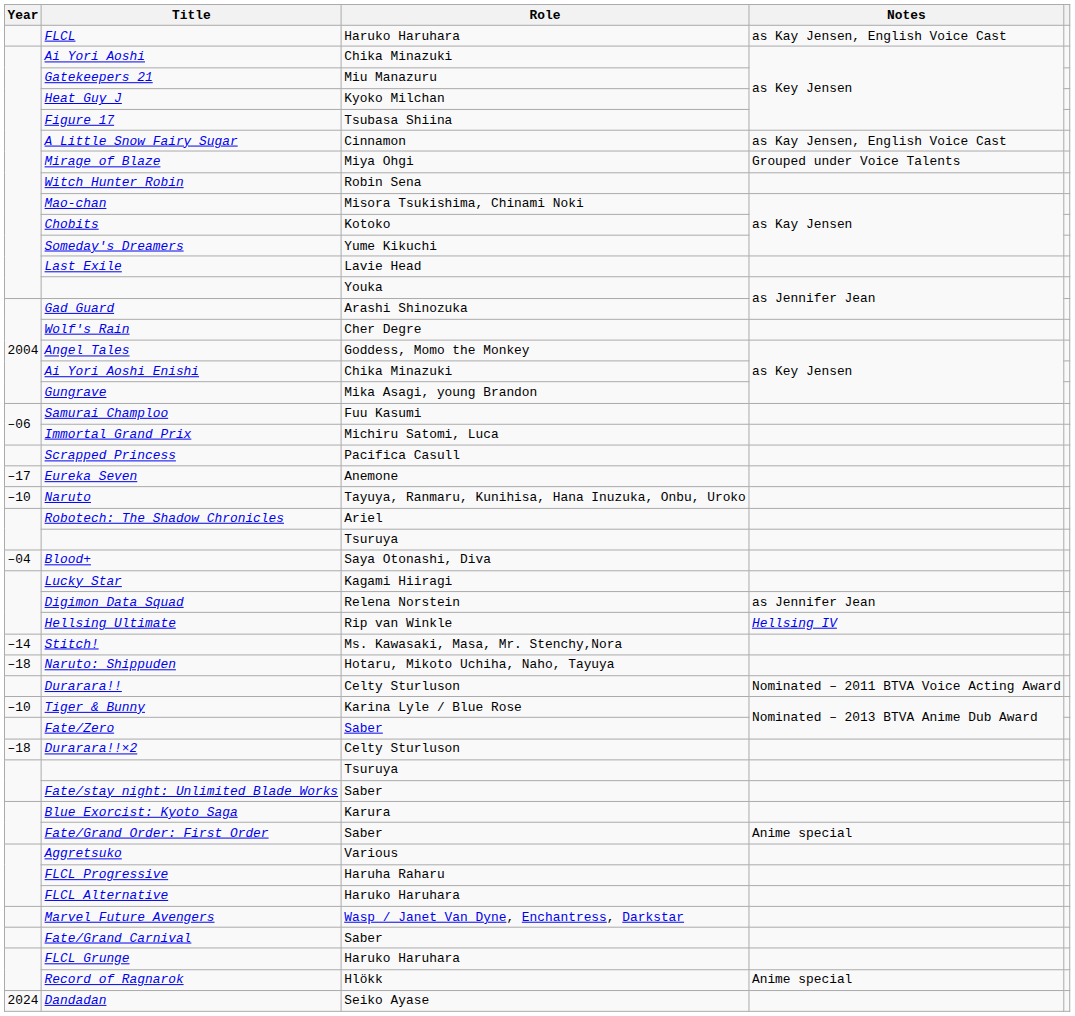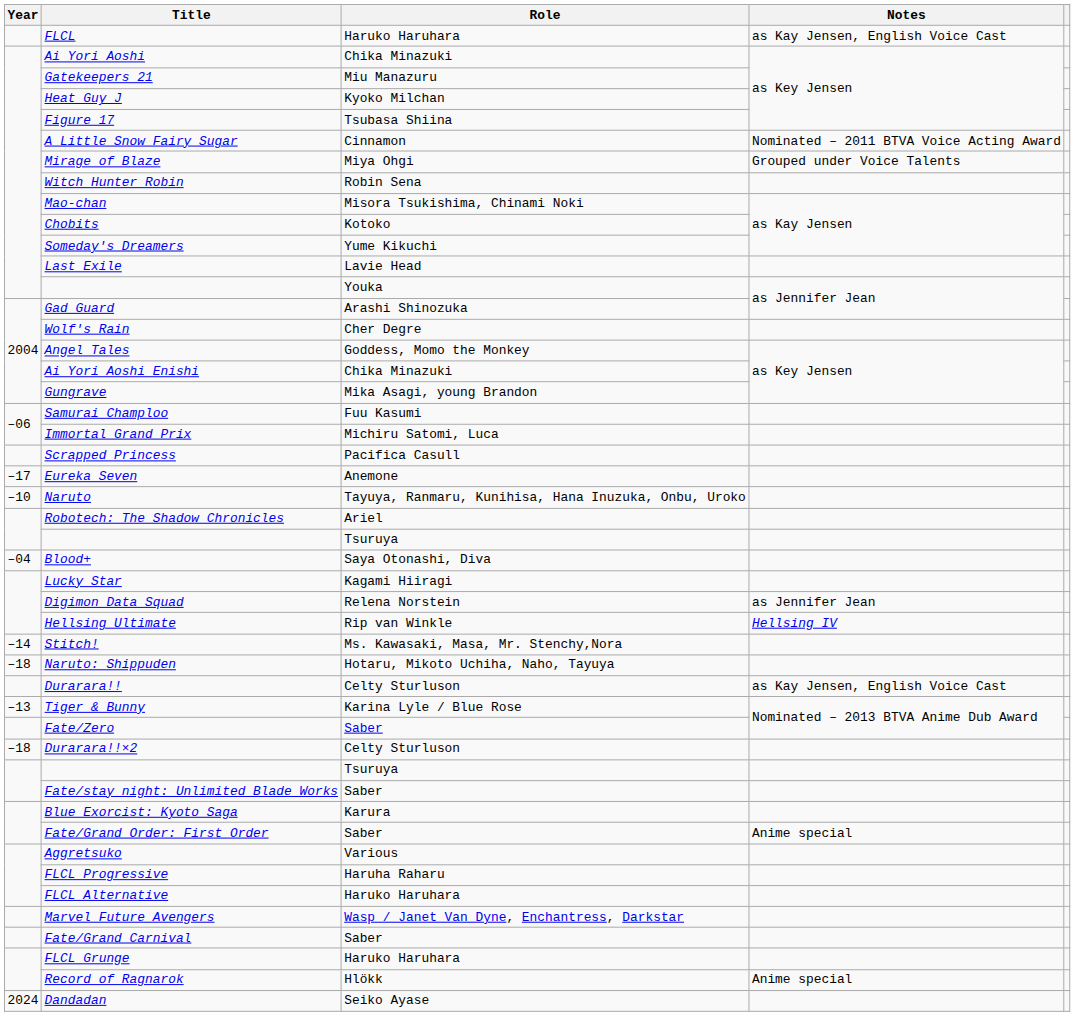(879, 141) as Kay Jensen, English Voice Cast -> (906, 141) Nominated – 2011 BTVA Voice Acting Award
(906, 686) Nominated – 2011 BTVA Voice Acting Award -> (879, 686) as Kay Jensen, English Voice Cast
(19, 707) –10 -> (19, 707) –13
